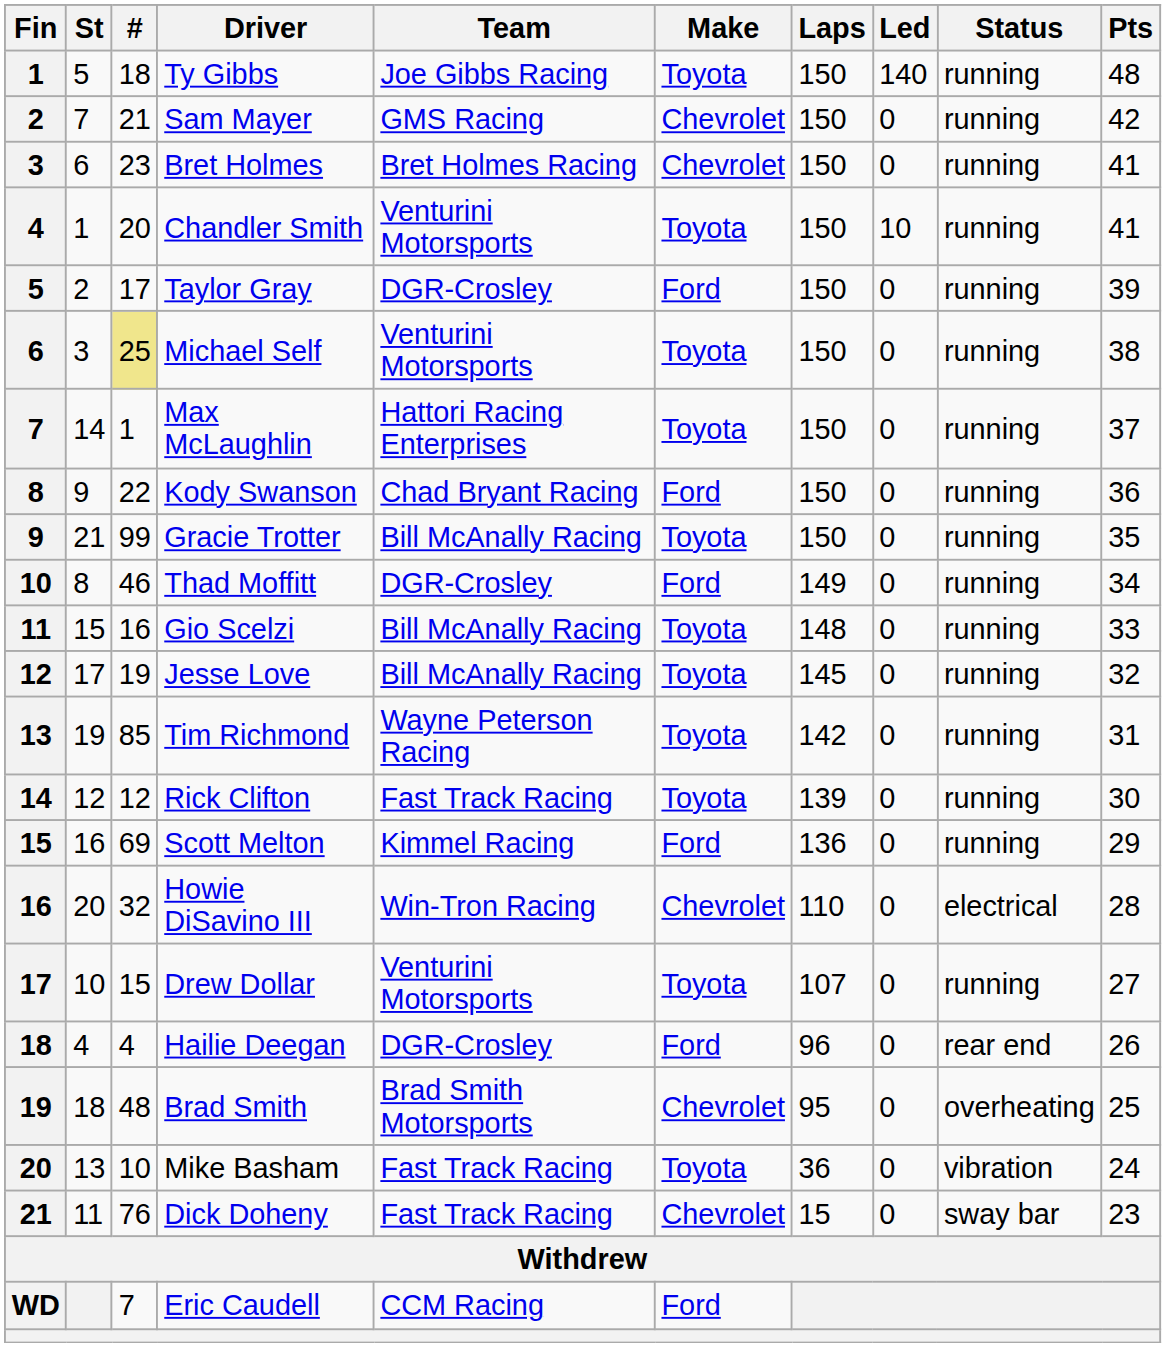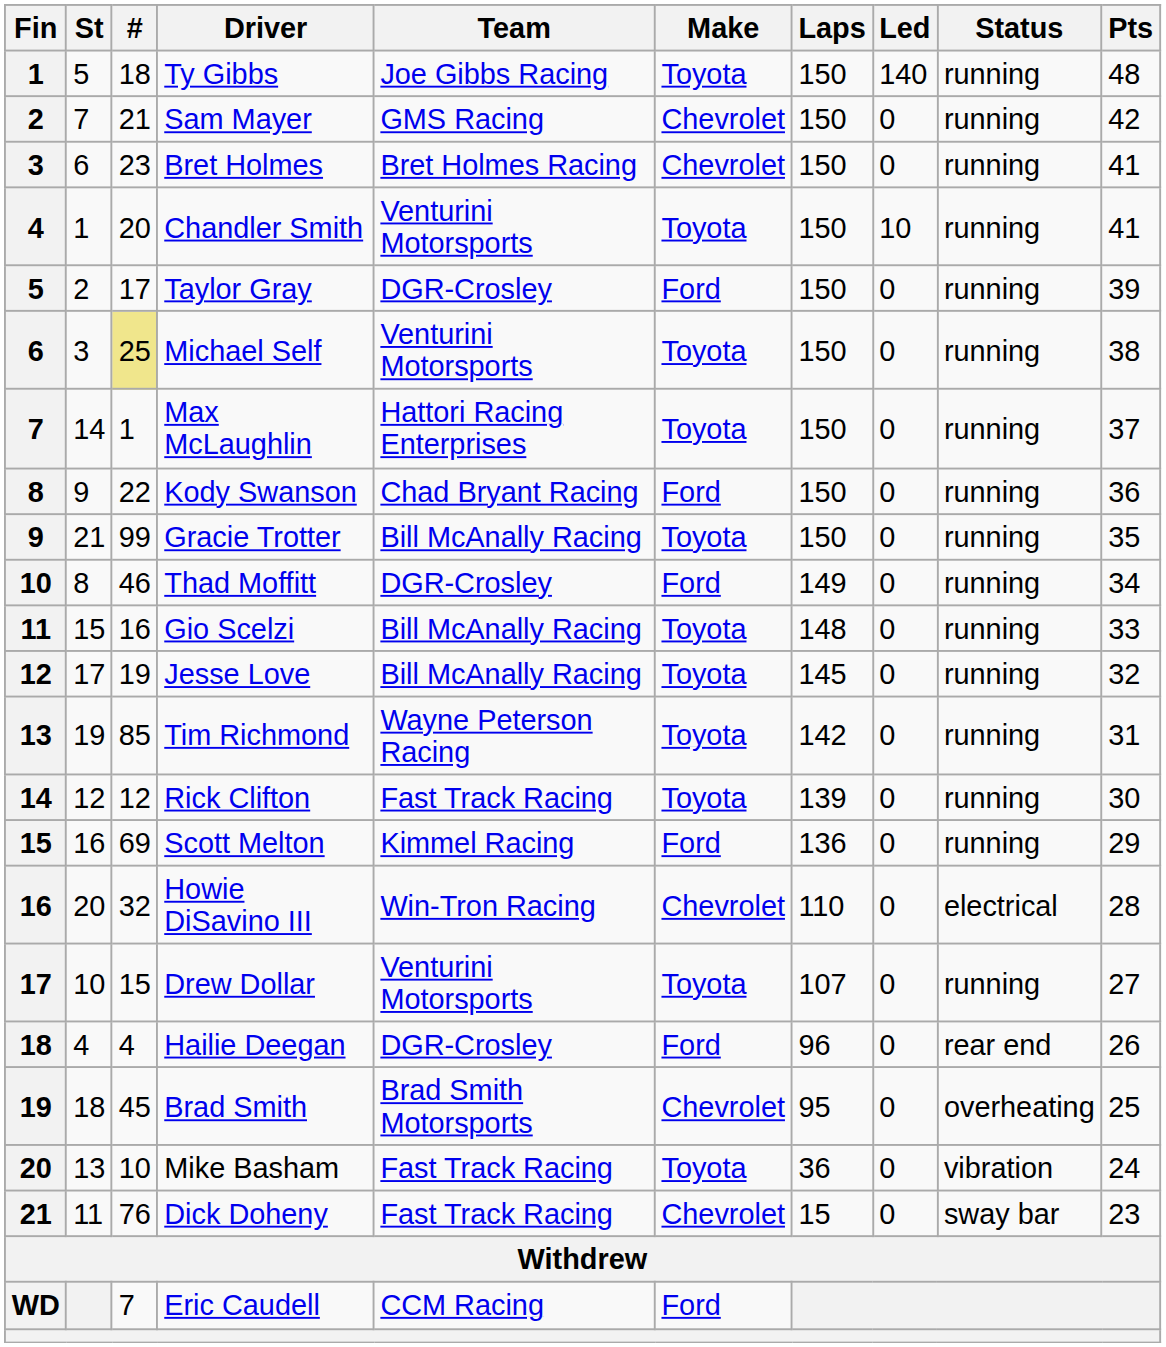(135, 1107) 48 -> (135, 1107) 45
